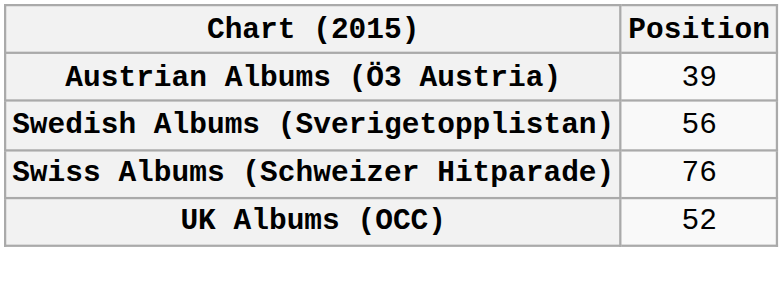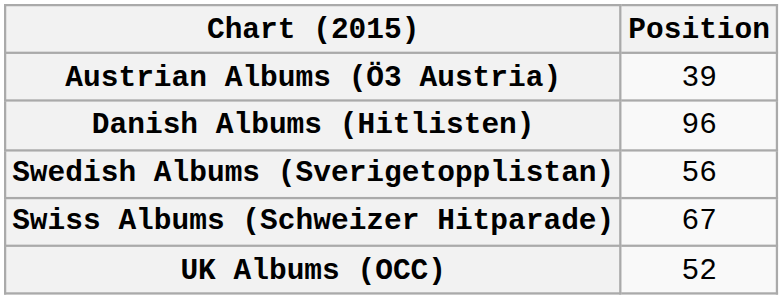+ row: (313, 125)
(699, 173) 76 -> (699, 222) 67
